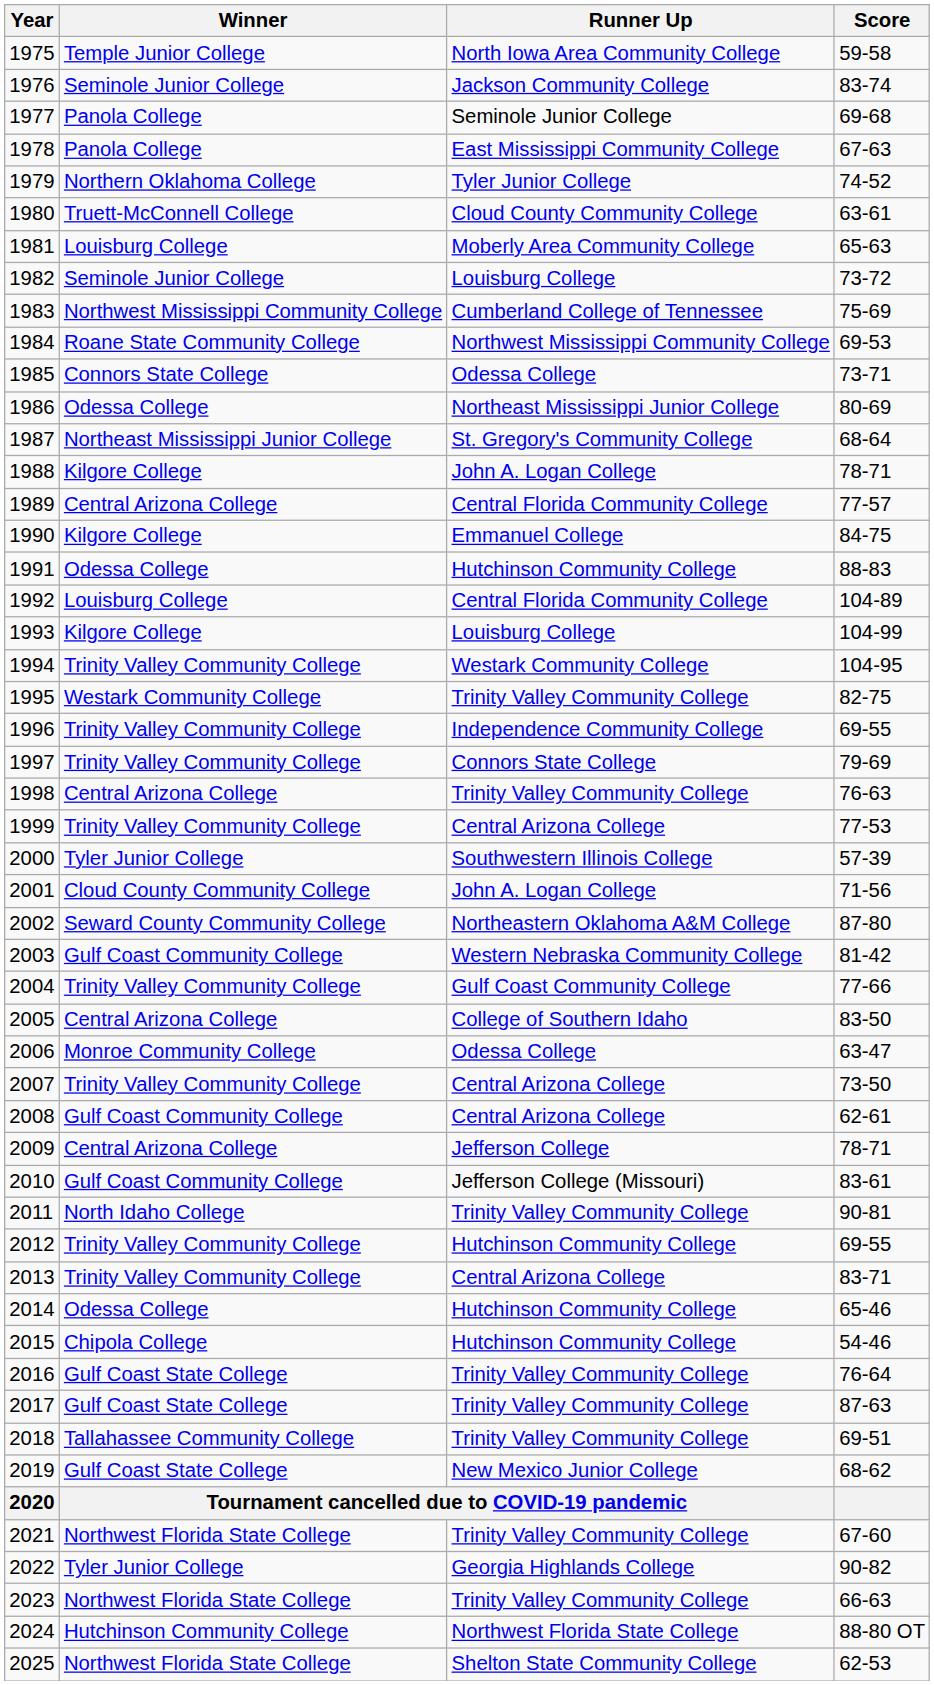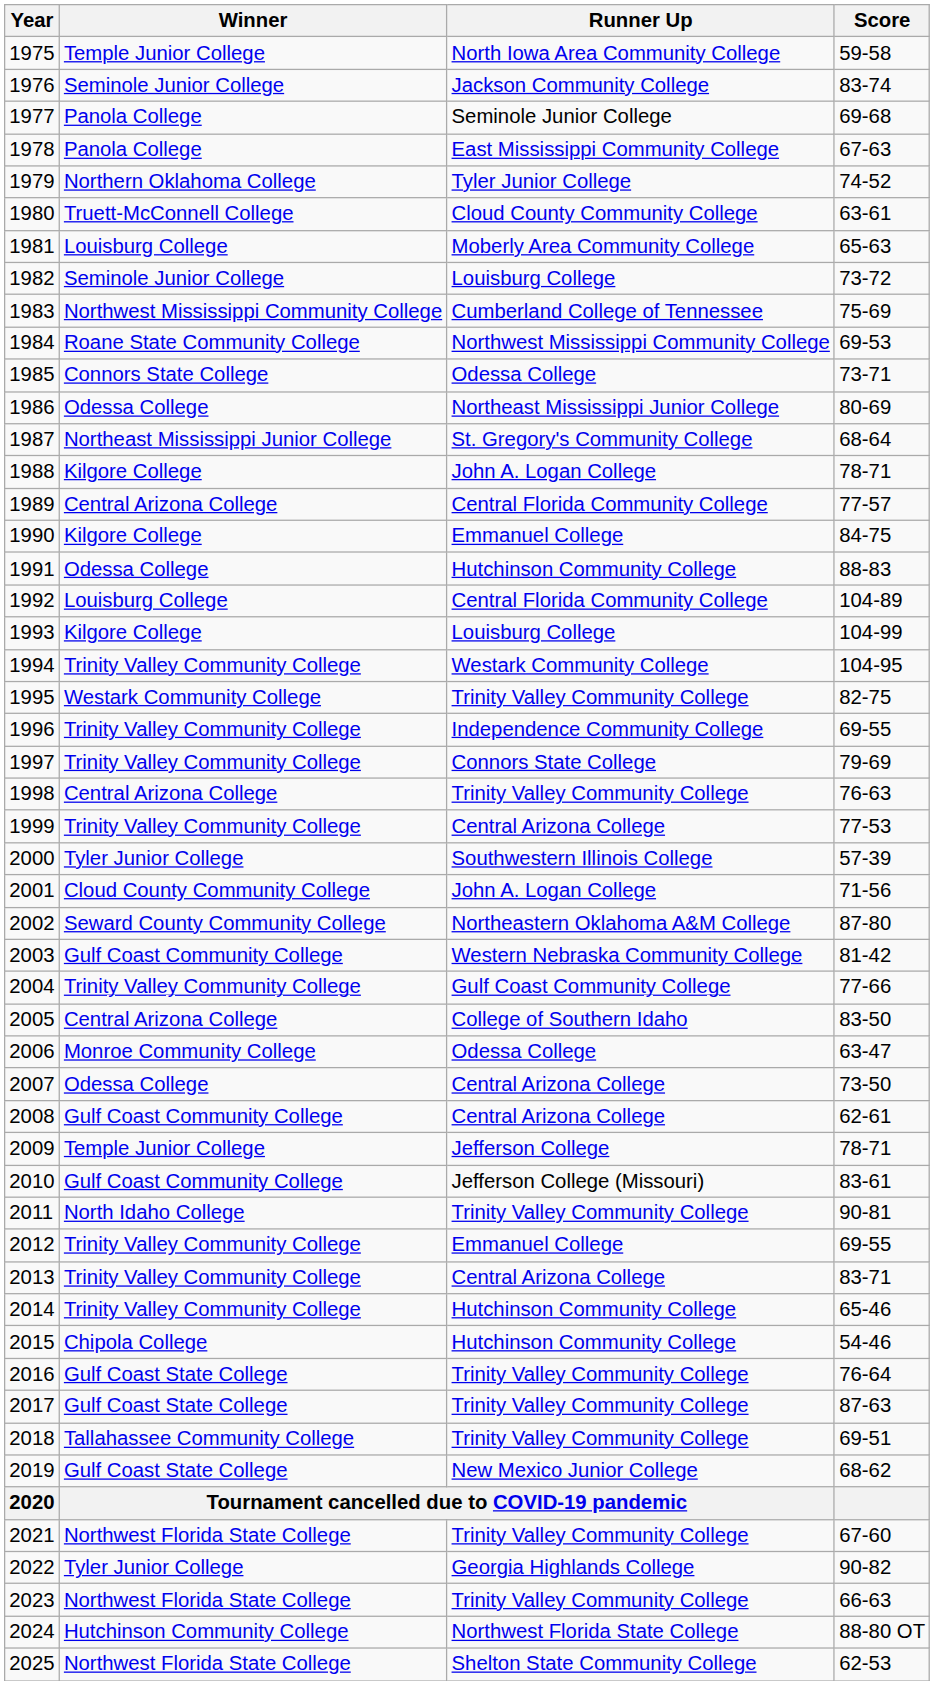(212, 1084) Trinity Valley Community College -> (136, 1084) Odessa College
(171, 1148) Central Arizona College -> (164, 1148) Temple Junior College
(594, 1245) Hutchinson Community College -> (537, 1245) Emmanuel College
(136, 1309) Odessa College -> (212, 1309) Trinity Valley Community College
